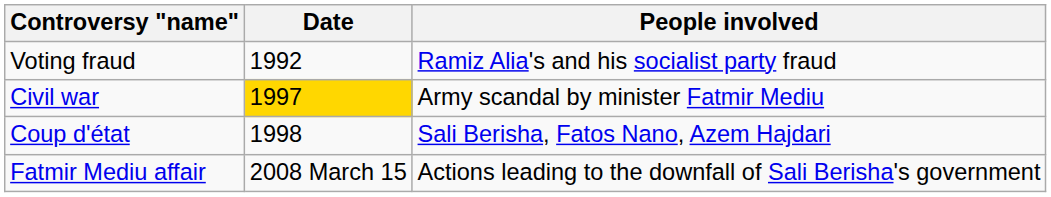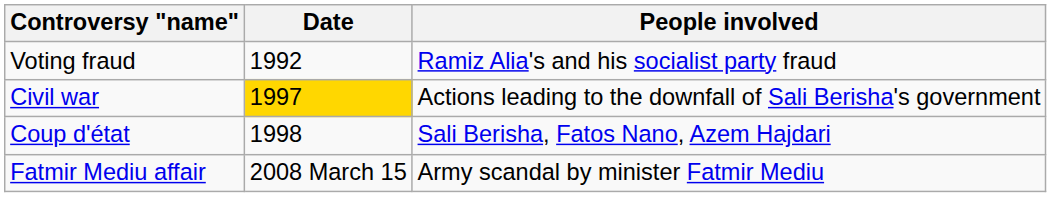(621, 97) Army scandal by minister Fatmir Mediu -> (729, 97) Actions leading to the downfall of Sali Berisha's government
(729, 172) Actions leading to the downfall of Sali Berisha's government -> (621, 172) Army scandal by minister Fatmir Mediu
